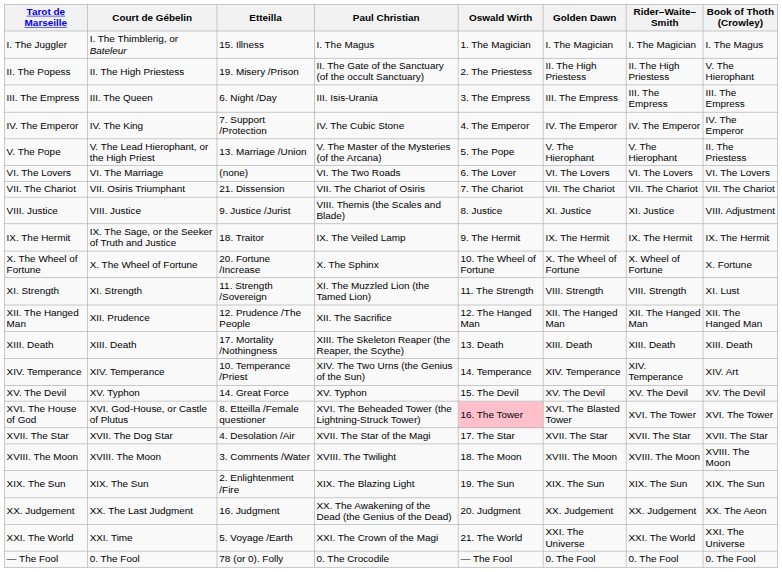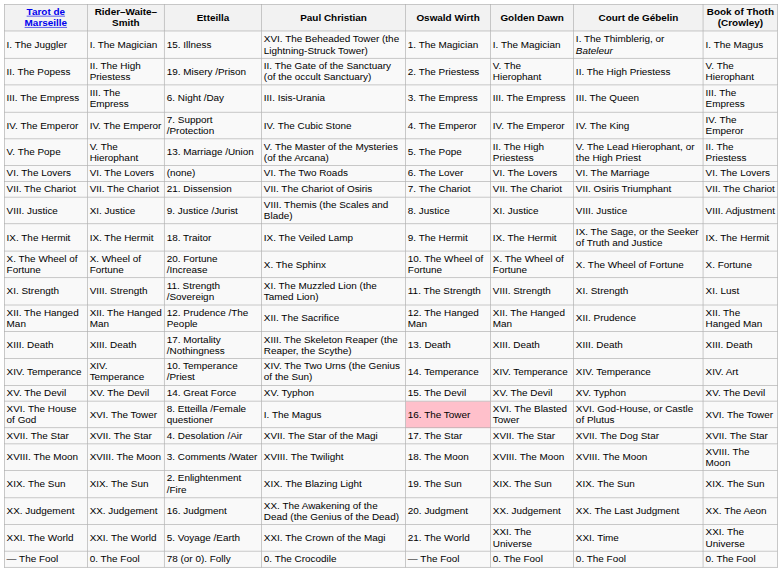columns swapped: (152, 17) <-> (665, 17)
(345, 44) I. The Magus -> (332, 44) XVI. The Beheaded Tower (the Lightning-Struck Tower)
(571, 71) II. The High Priestess -> (517, 71) V. The Hierophant
(570, 152) V. The Hierophant -> (518, 152) II. The High Priestess
(384, 414) XVI. The Beheaded Tower (the Lightning-Struck Tower) -> (293, 414) I. The Magus
